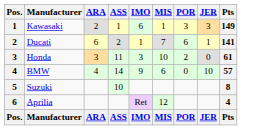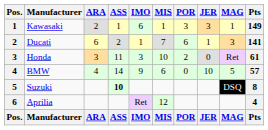+ column: (232, 11)
(118, 86) normal -> (118, 86) bold
